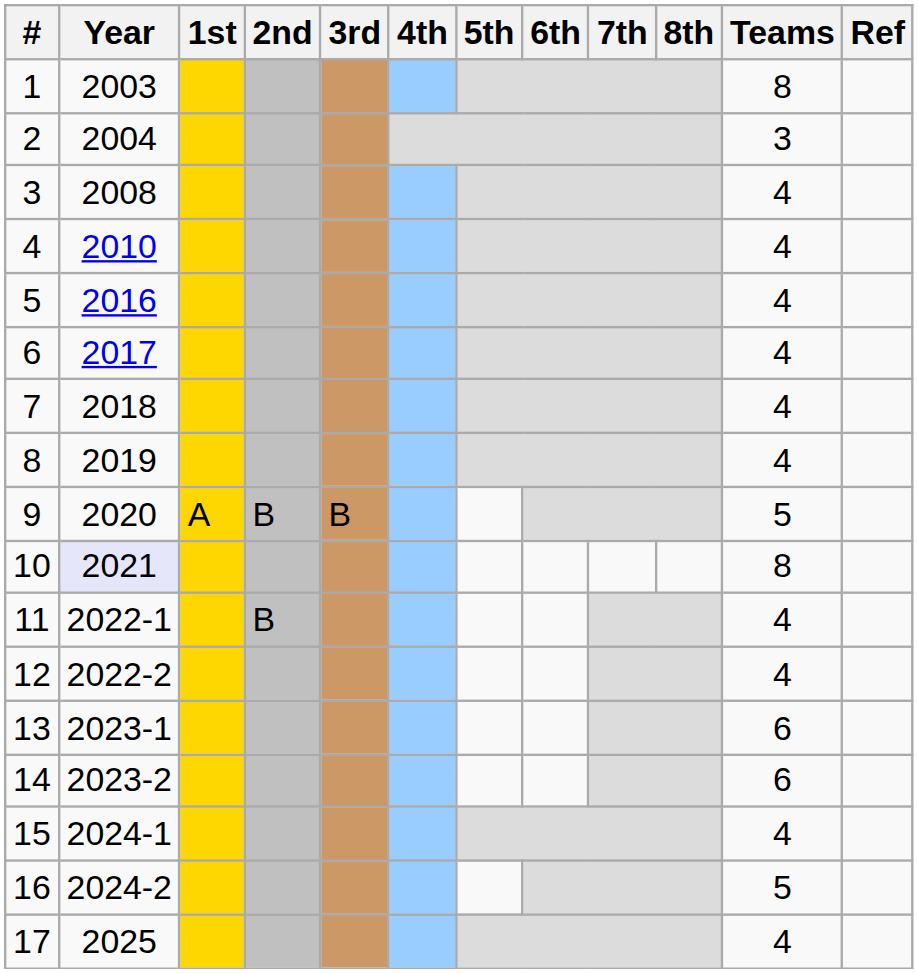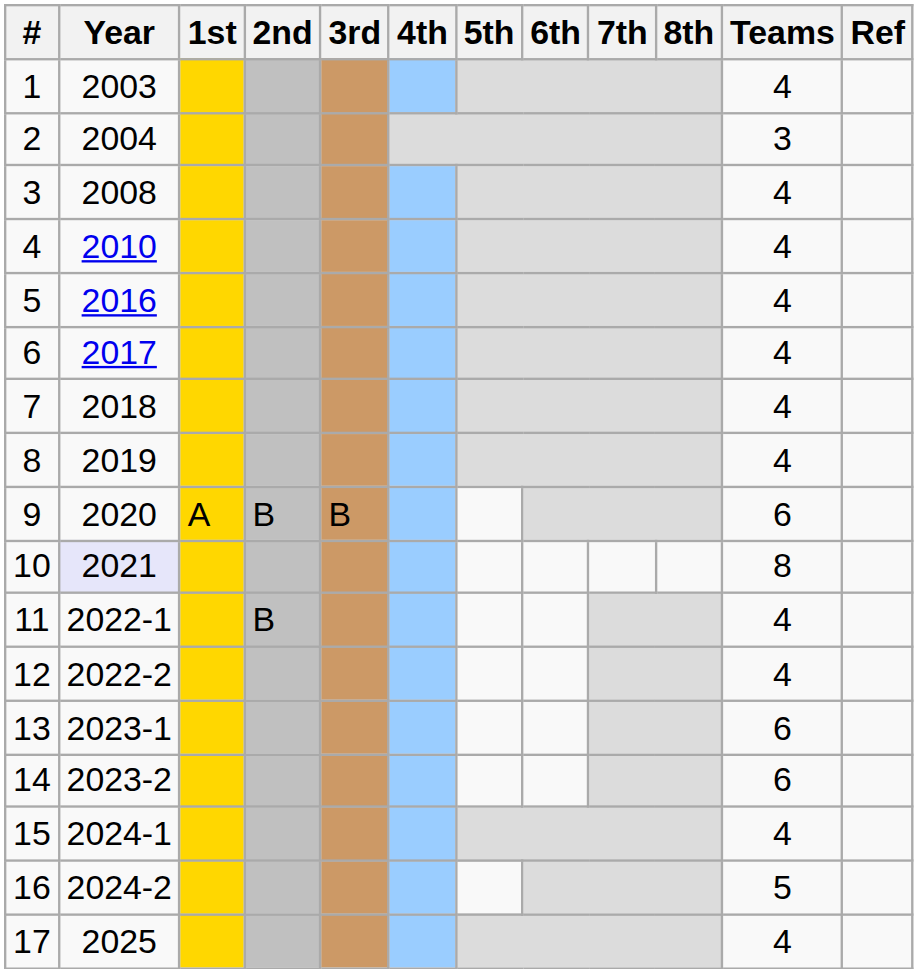(782, 86) 8 -> (782, 86) 4
(782, 513) 5 -> (782, 513) 6
